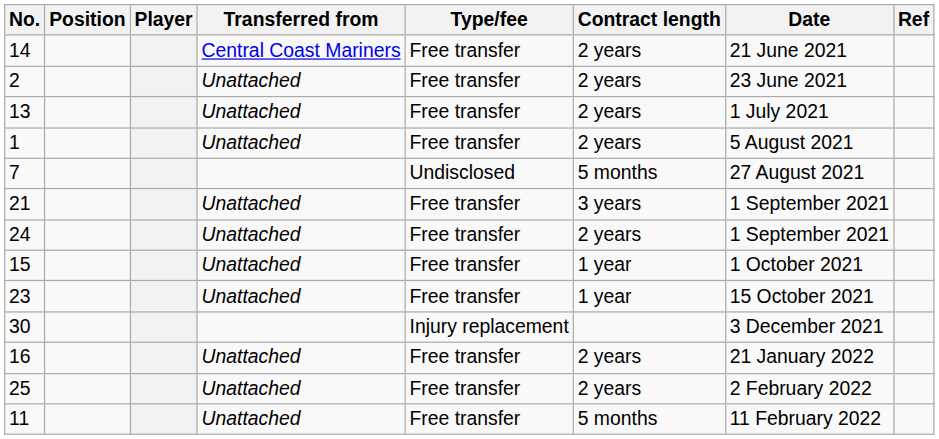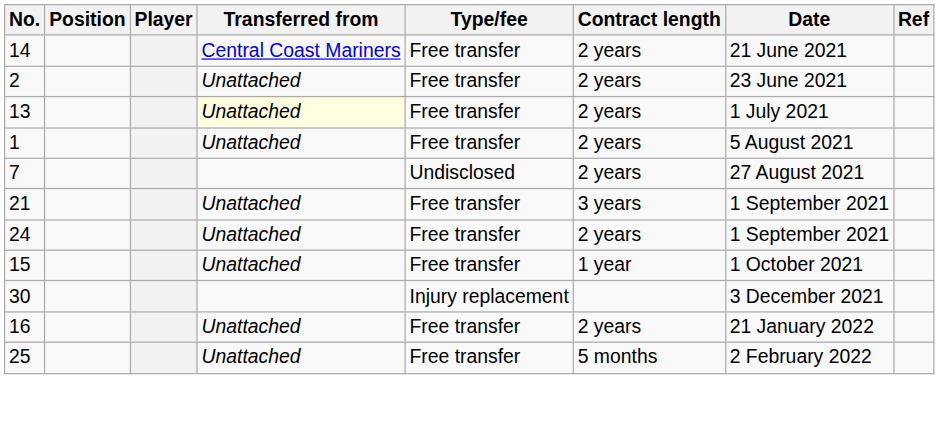(251, 111) no background -> (251, 111) lightyellow background
(618, 173) 5 months -> (609, 173) 2 years
- row: (20, 296)
(609, 388) 2 years -> (618, 357) 5 months
- row: (19, 419)
